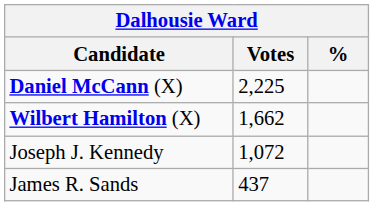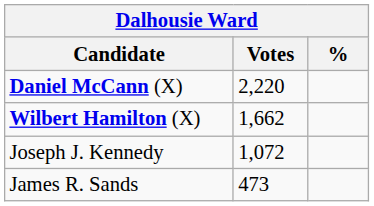(261, 86) 2,225 -> (261, 86) 2,220
(254, 184) 437 -> (254, 184) 473
